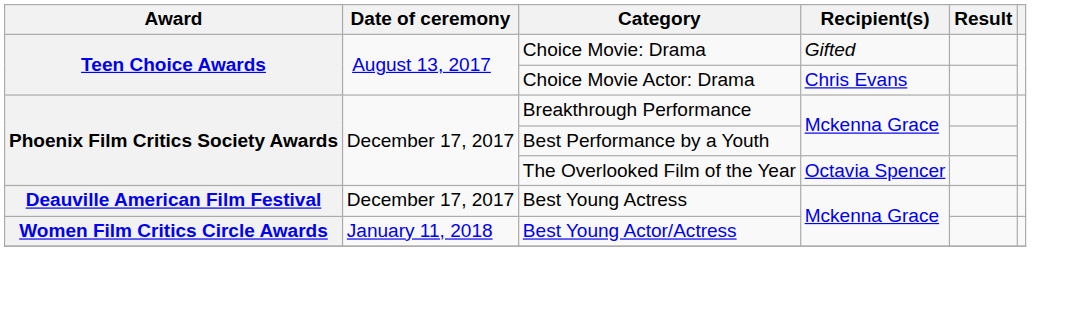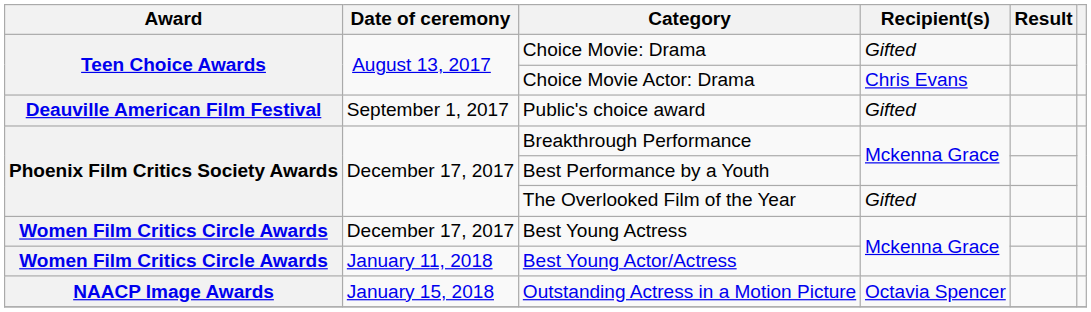+ row: (614, 110)
(875, 170) Octavia Spencer -> (890, 200) Gifted
(174, 200) Deauville American Film Festival -> (174, 230) Women Film Critics Circle Awards
+ row: (690, 291)
